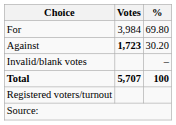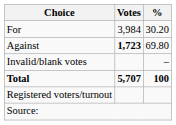(157, 29) 69.80 -> (157, 29) 30.20
(157, 45) 30.20 -> (157, 45) 69.80
